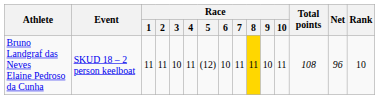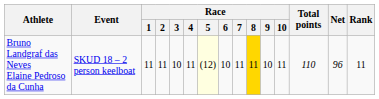(208, 65) no background -> (208, 65) lightyellow background
(309, 65) 108 -> (309, 65) 110
(361, 65) 10 -> (361, 65) 11
